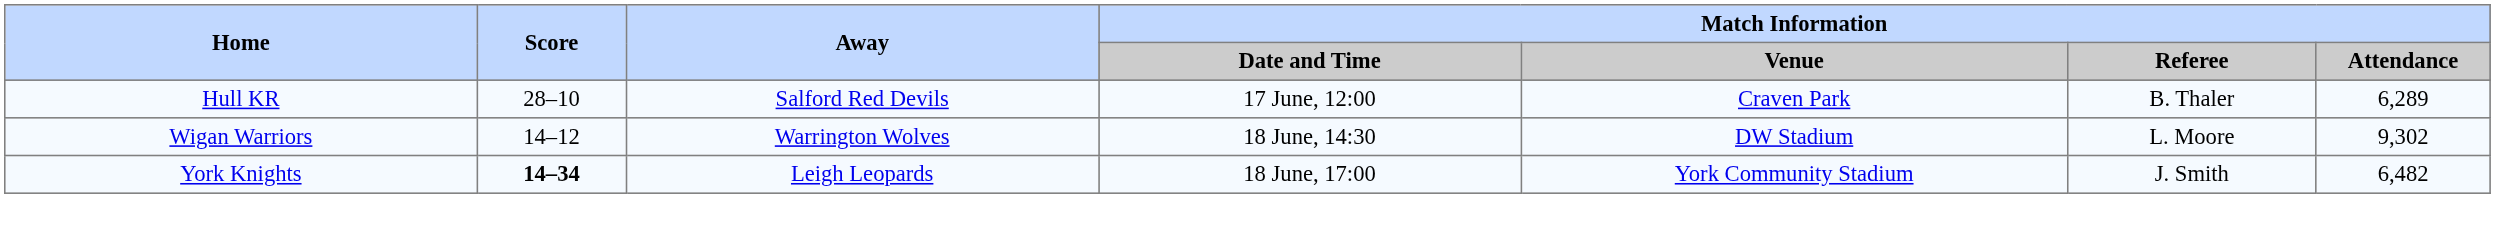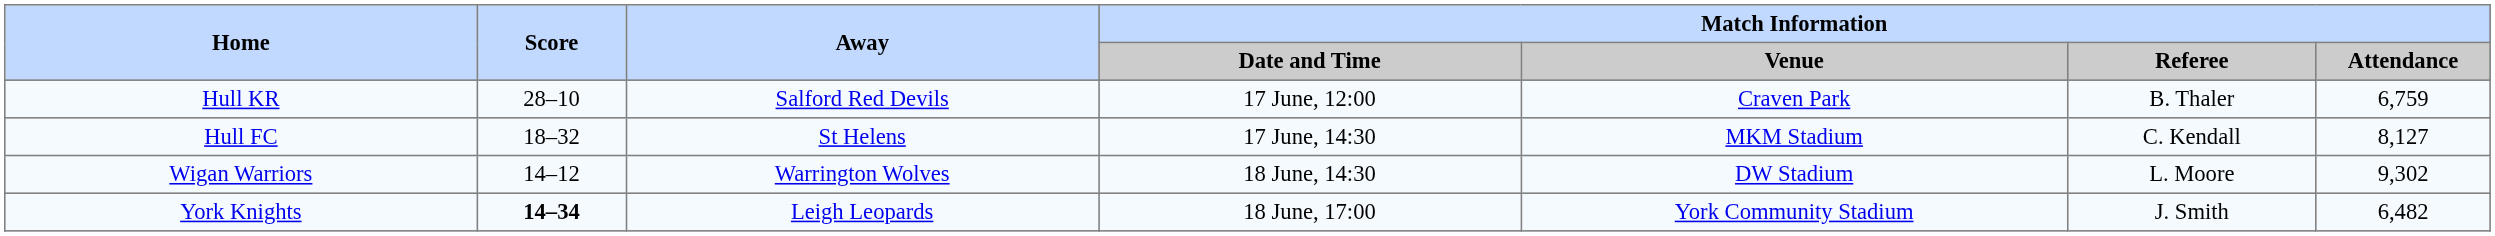(2403, 98) 6,289 -> (2403, 98) 6,759
+ row: (241, 136)
